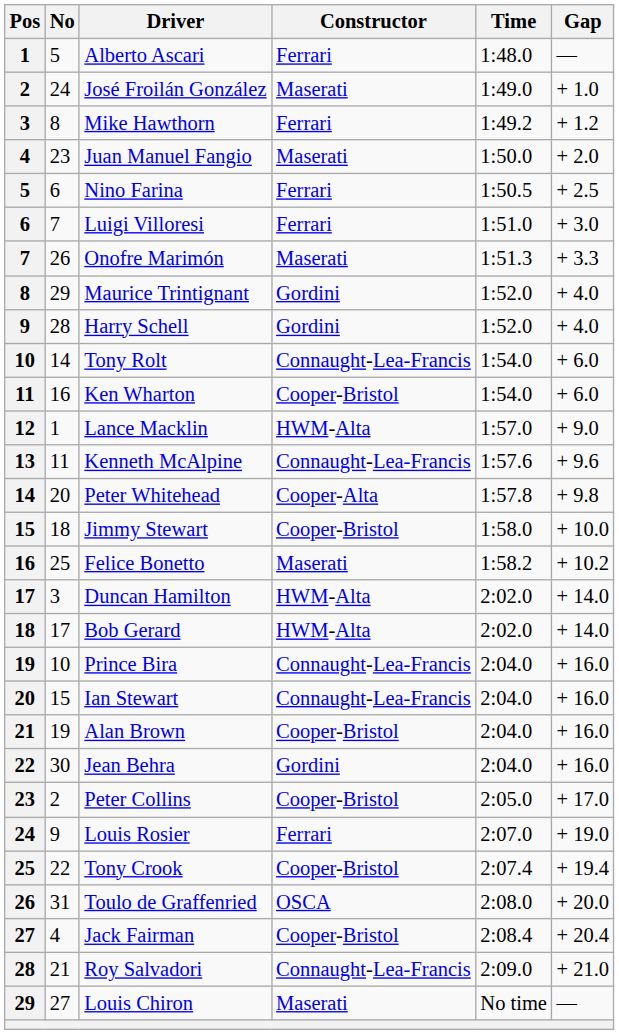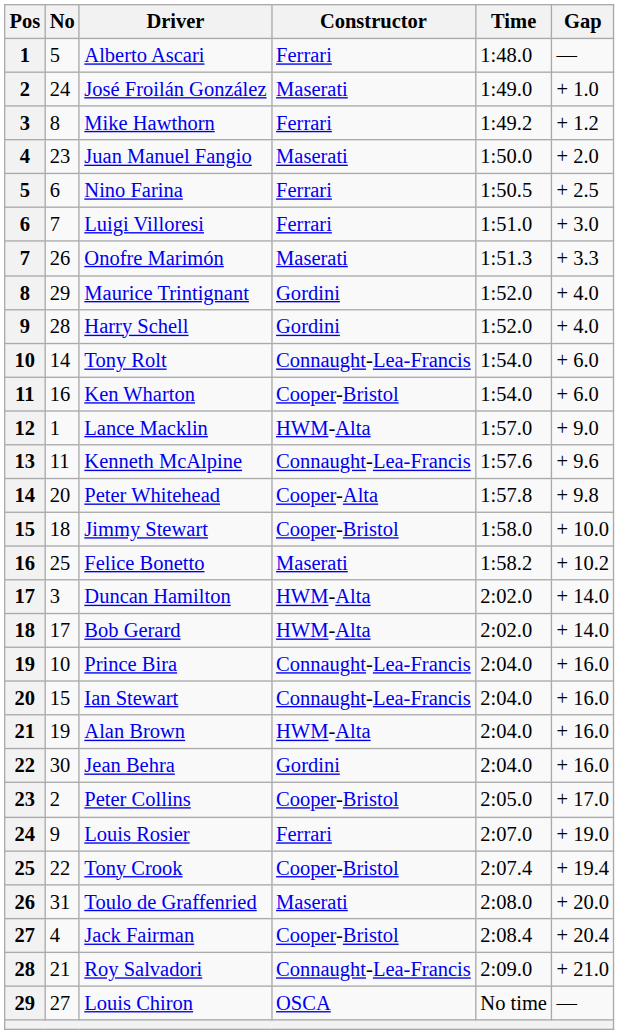(337, 732) Cooper-Bristol -> (323, 732) HWM-Alta
(303, 901) OSCA -> (312, 901) Maserati
(312, 1002) Maserati -> (303, 1002) OSCA
